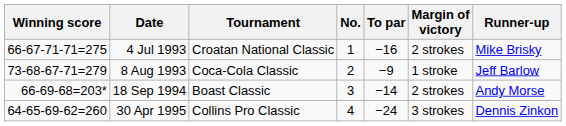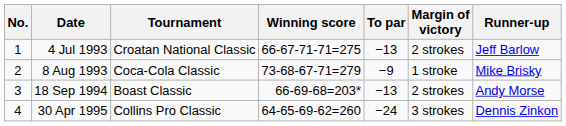columns swapped: (351, 22) <-> (57, 22)
(386, 50) −16 -> (386, 50) −13
(509, 50) Mike Brisky -> (507, 50) Jeff Barlow
(507, 70) Jeff Barlow -> (509, 70) Mike Brisky
(386, 91) −14 -> (386, 91) −13
